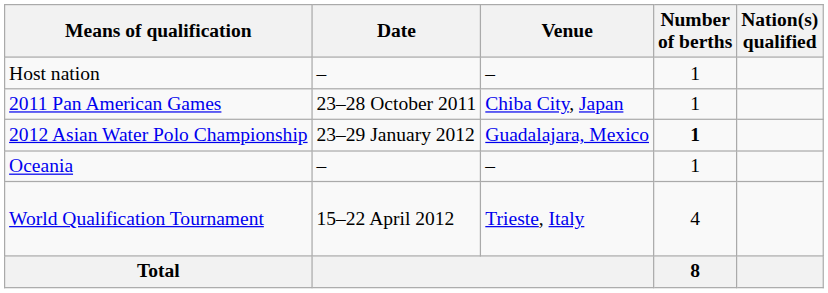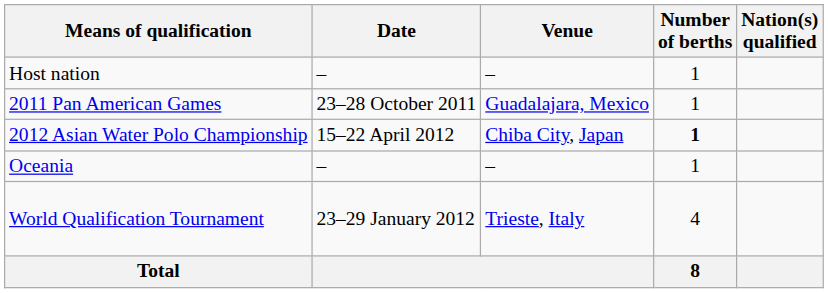(554, 103) Chiba City, Japan -> (567, 103) Guadalajara, Mexico
(396, 134) 23–29 January 2012 -> (385, 134) 15–22 April 2012
(567, 134) Guadalajara, Mexico -> (554, 134) Chiba City, Japan
(385, 218) 15–22 April 2012 -> (396, 218) 23–29 January 2012
